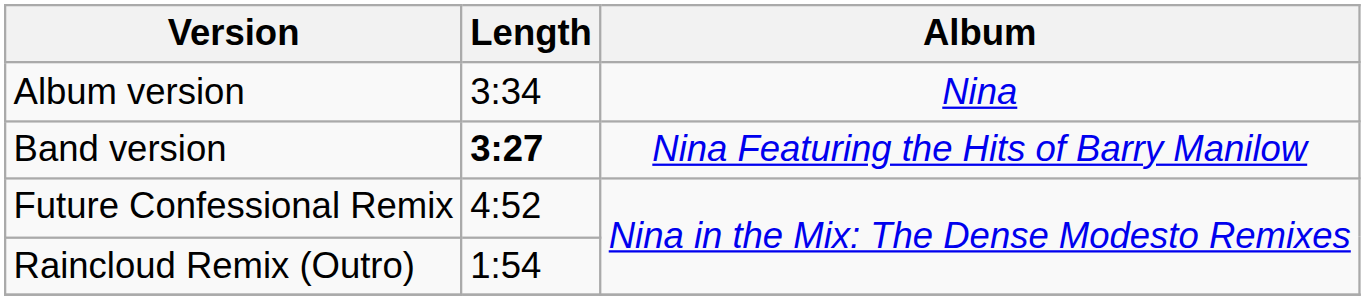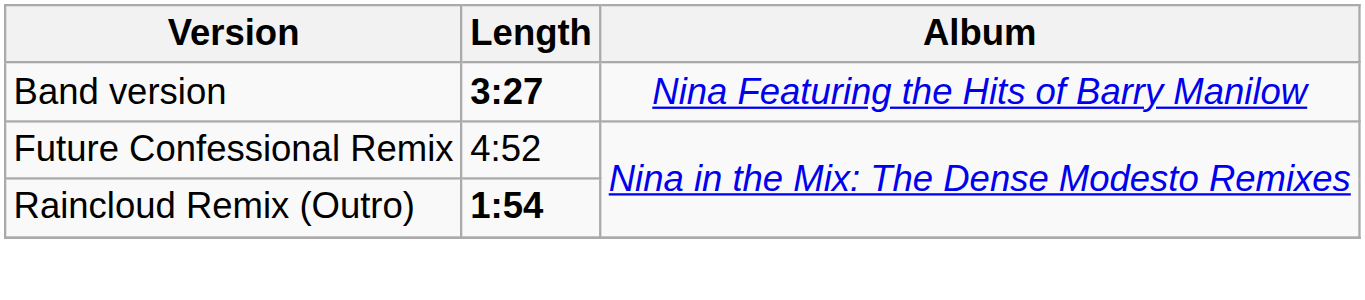- row: (129, 91)
(506, 264) normal -> (507, 206) bold
